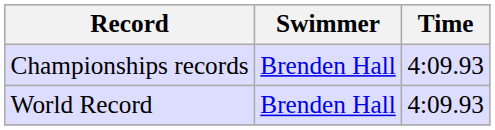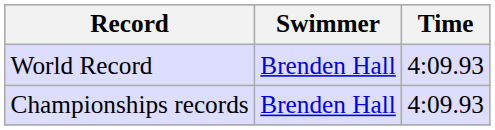rows swapped: (82, 104) <-> (130, 64)
